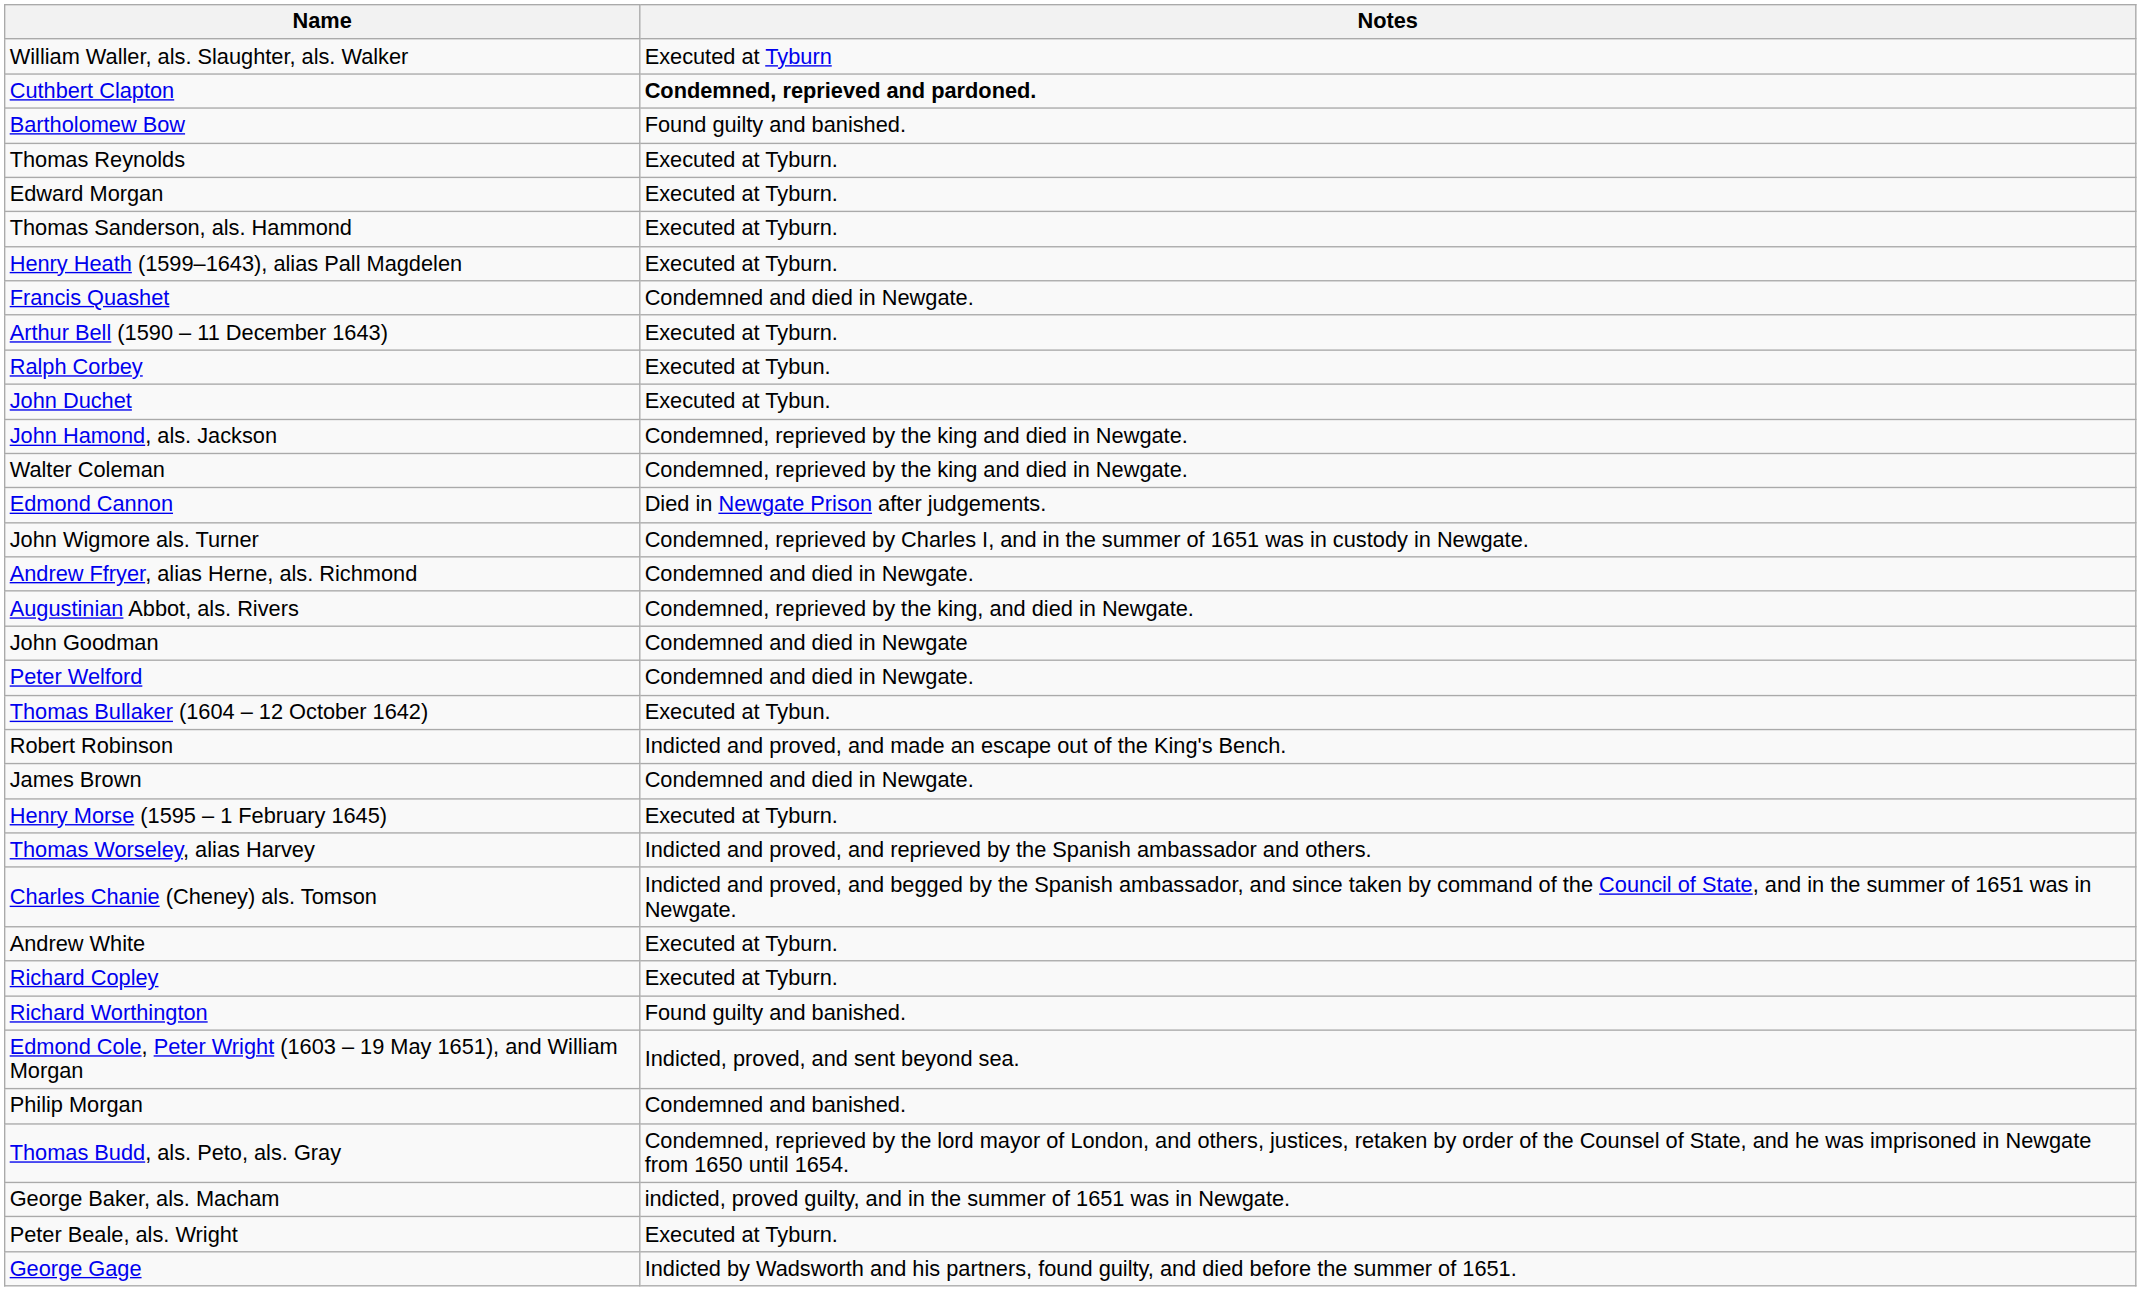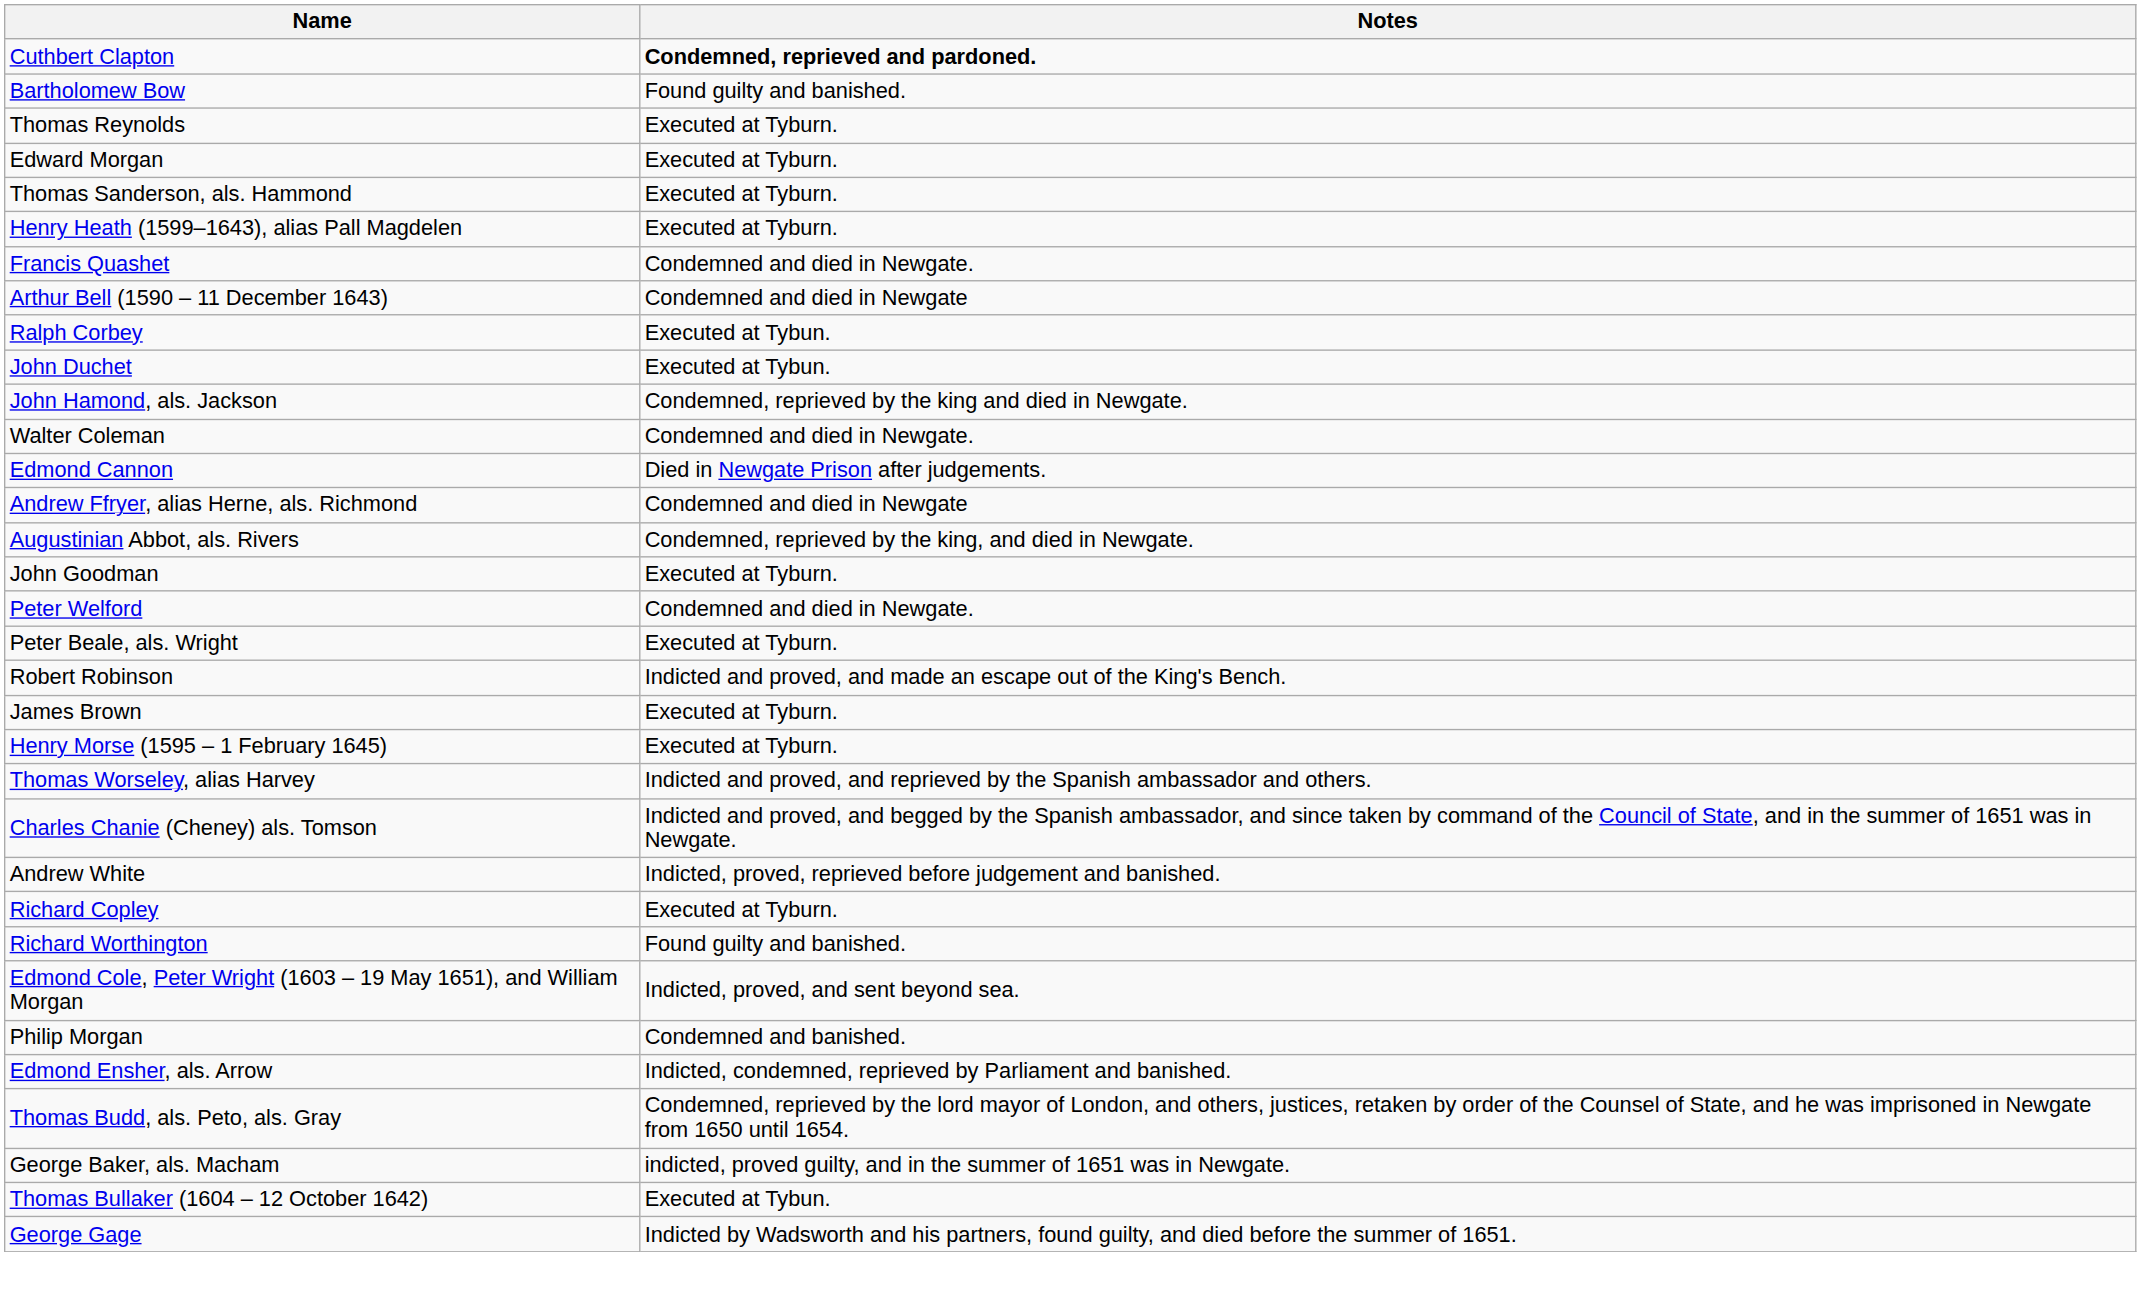- row: (209, 56)
(741, 332) Executed at Tyburn. -> (806, 297) Condemned and died in Newgate
(916, 470) Condemned, reprieved by the king and died in Newgate. -> (809, 435) Condemned and died in Newgate.
- row: (134, 539)
(809, 573) Condemned and died in Newgate. -> (806, 504) Condemned and died in Newgate
(806, 642) Condemned and died in Newgate -> (741, 573) Executed at Tyburn.
rows swapped: (219, 711) <-> (124, 1234)
(809, 780) Condemned and died in Newgate. -> (741, 711) Executed at Tyburn.
(741, 943) Executed at Tyburn. -> (933, 874) Indicted, proved, reprieved before judgement and banished.
+ row: (141, 1071)
